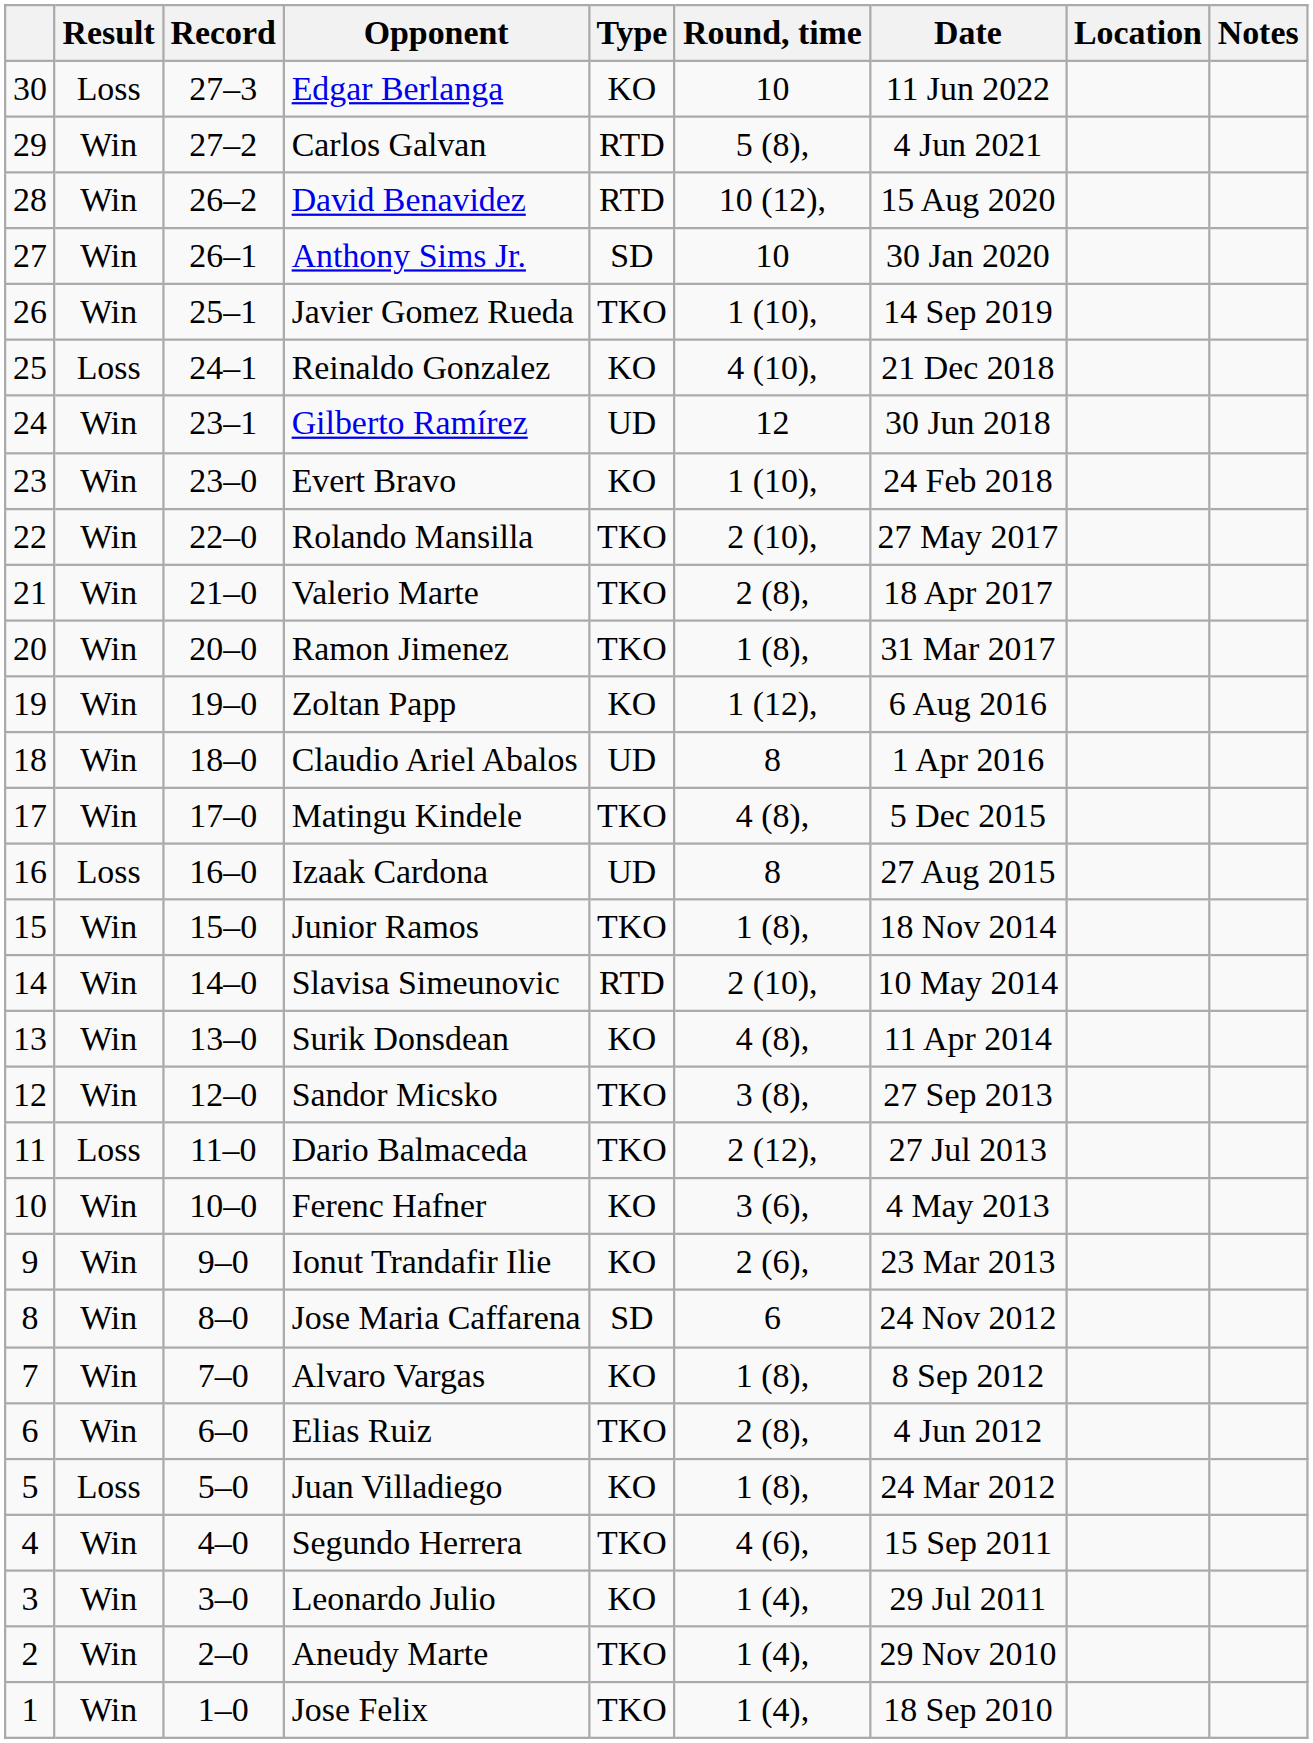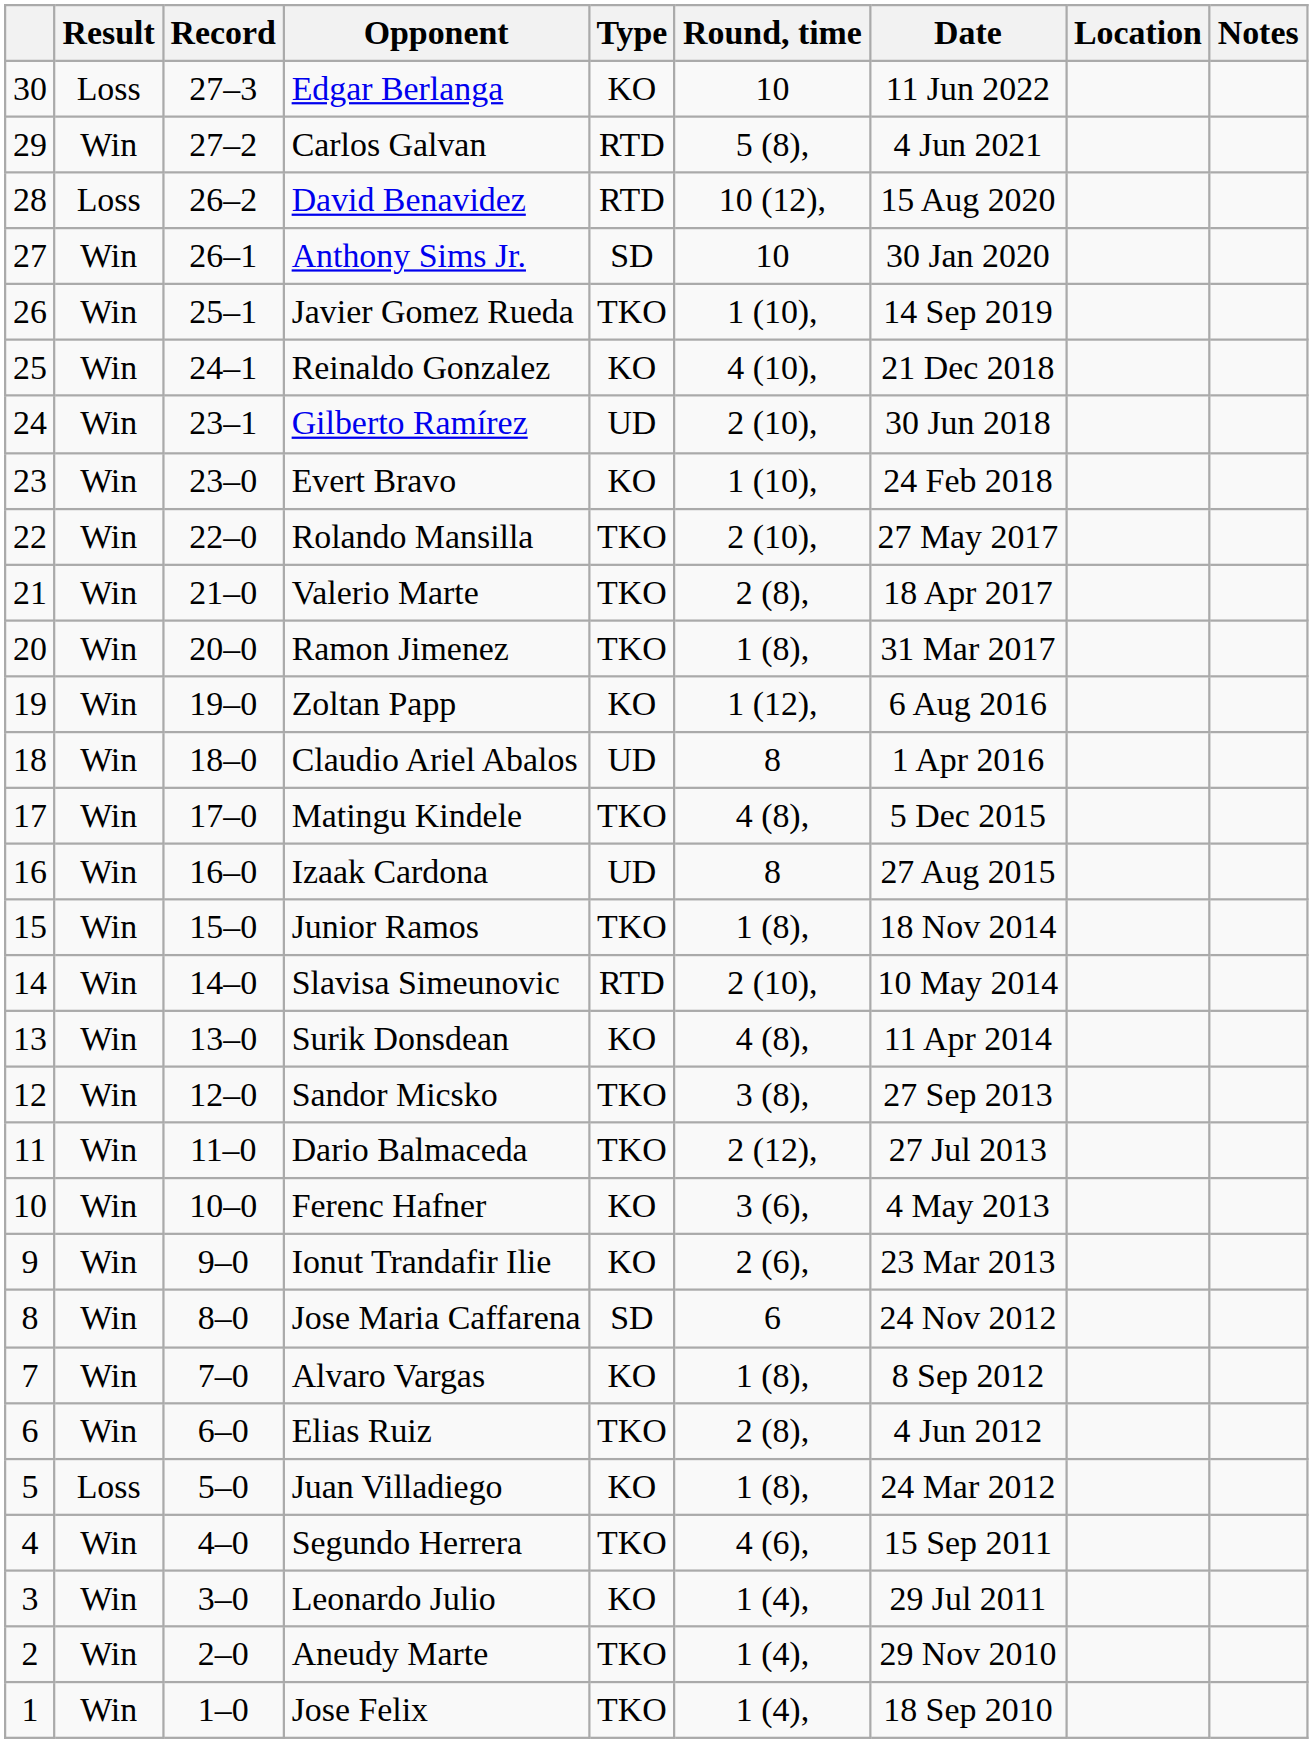(109, 200) Win -> (109, 200) Loss
(109, 367) Loss -> (109, 367) Win
(772, 423) 12 -> (772, 423) 2 (10),
(109, 870) Loss -> (109, 870) Win
(109, 1150) Loss -> (109, 1150) Win
